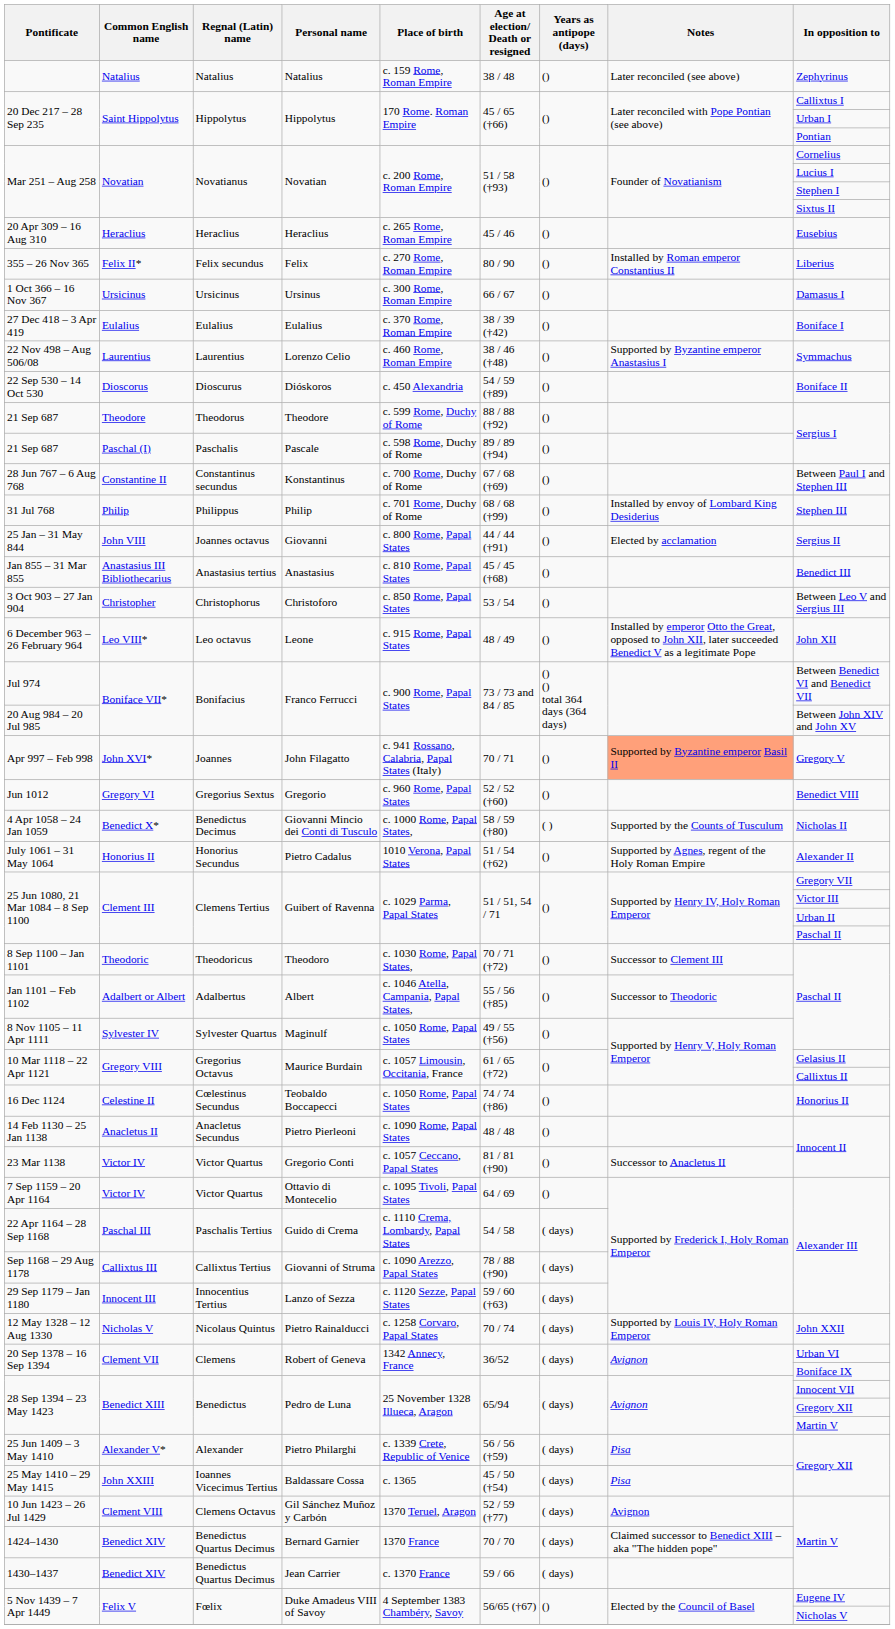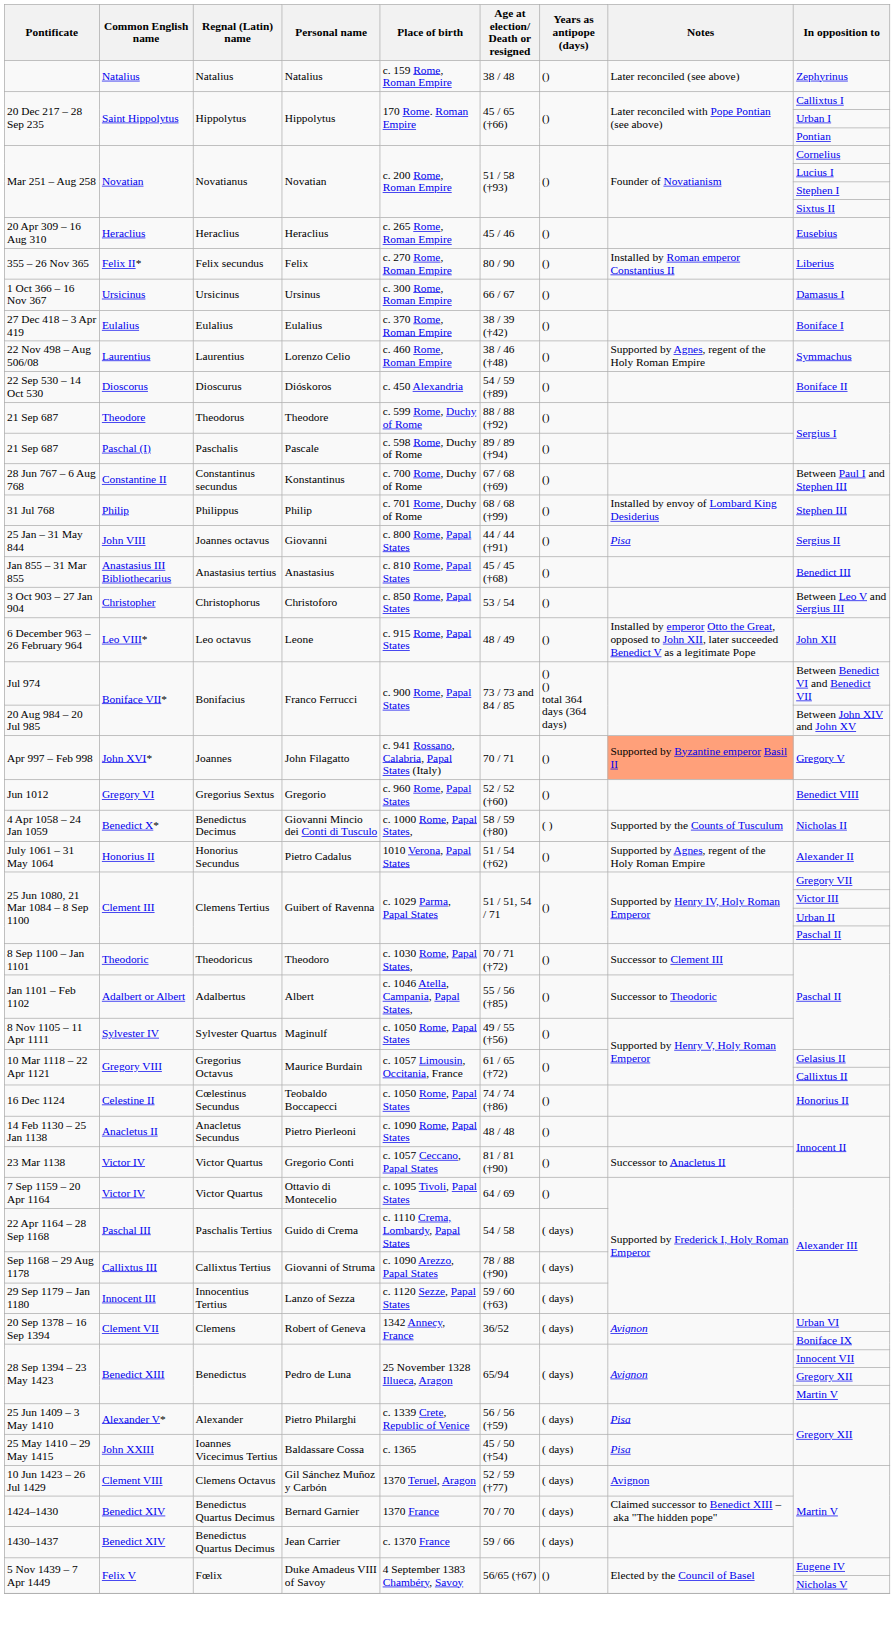(686, 356) Supported by Byzantine emperor Anastasius I -> (688, 356) Supported by Agnes, regent of the Holy Roman Empire
(663, 541) Elected by acclamation -> (621, 541) Pisa
- row: (49, 1329)
